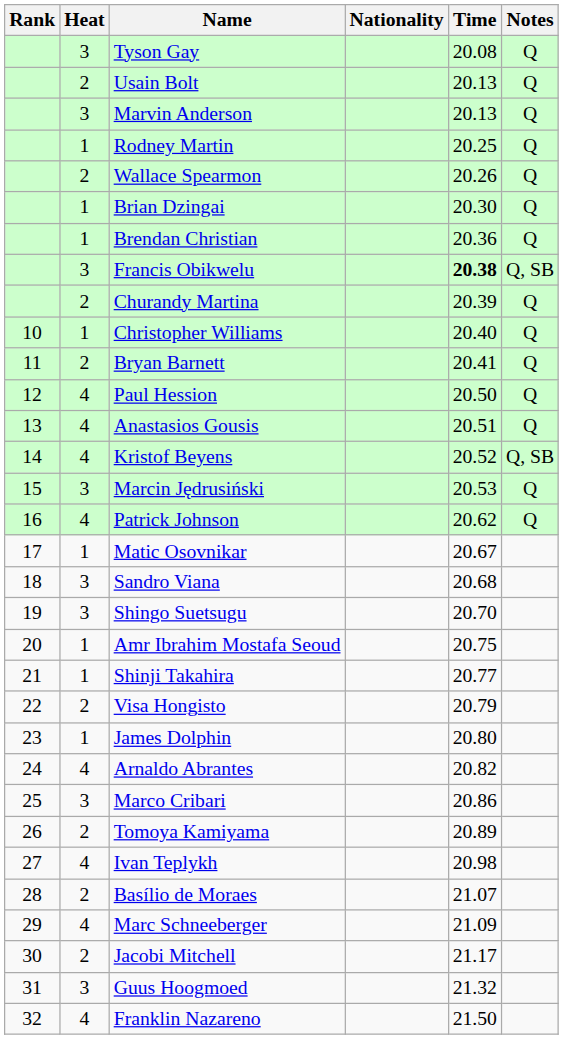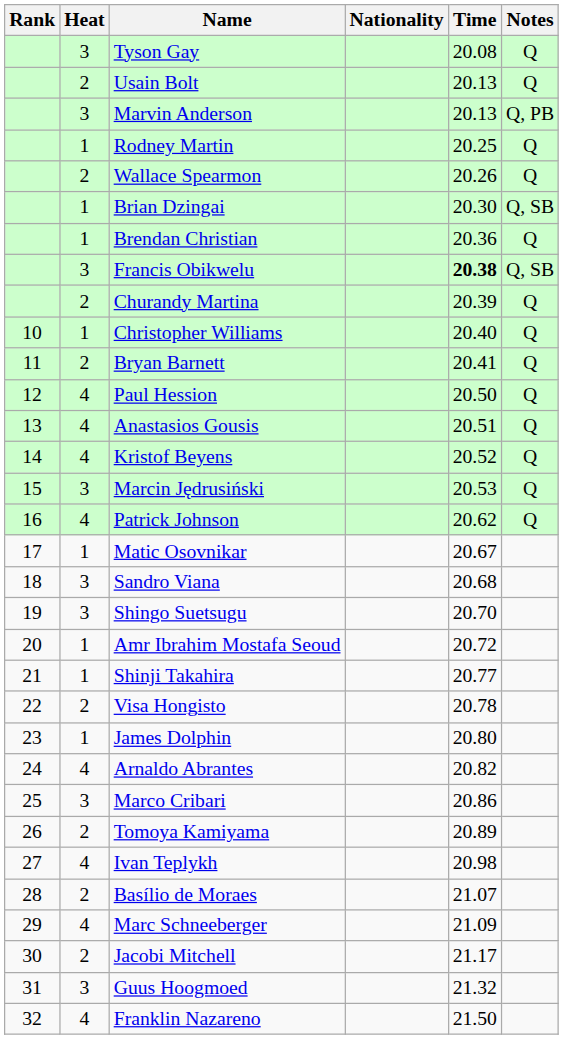(530, 113) Q -> (530, 113) Q, PB
(530, 207) Q -> (530, 207) Q, SB
(530, 457) Q, SB -> (530, 457) Q
(475, 644) 20.75 -> (475, 644) 20.72
(475, 706) 20.79 -> (475, 706) 20.78
